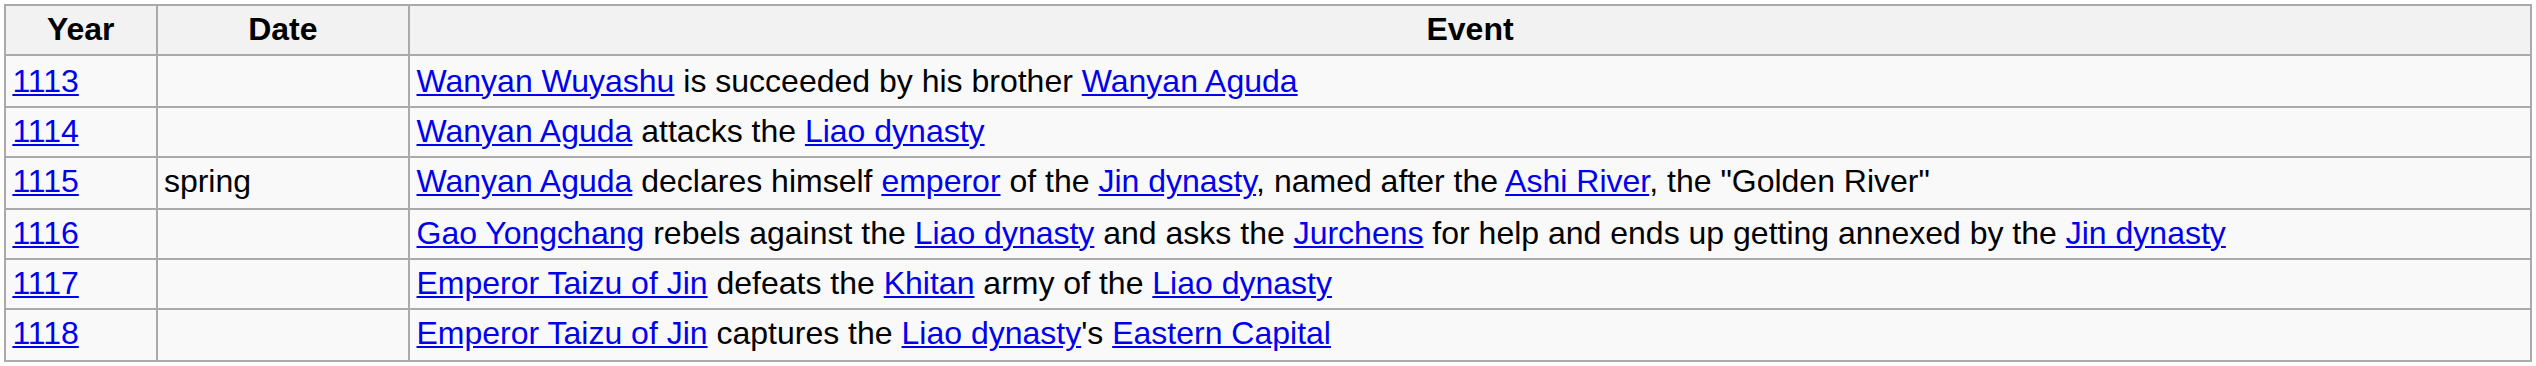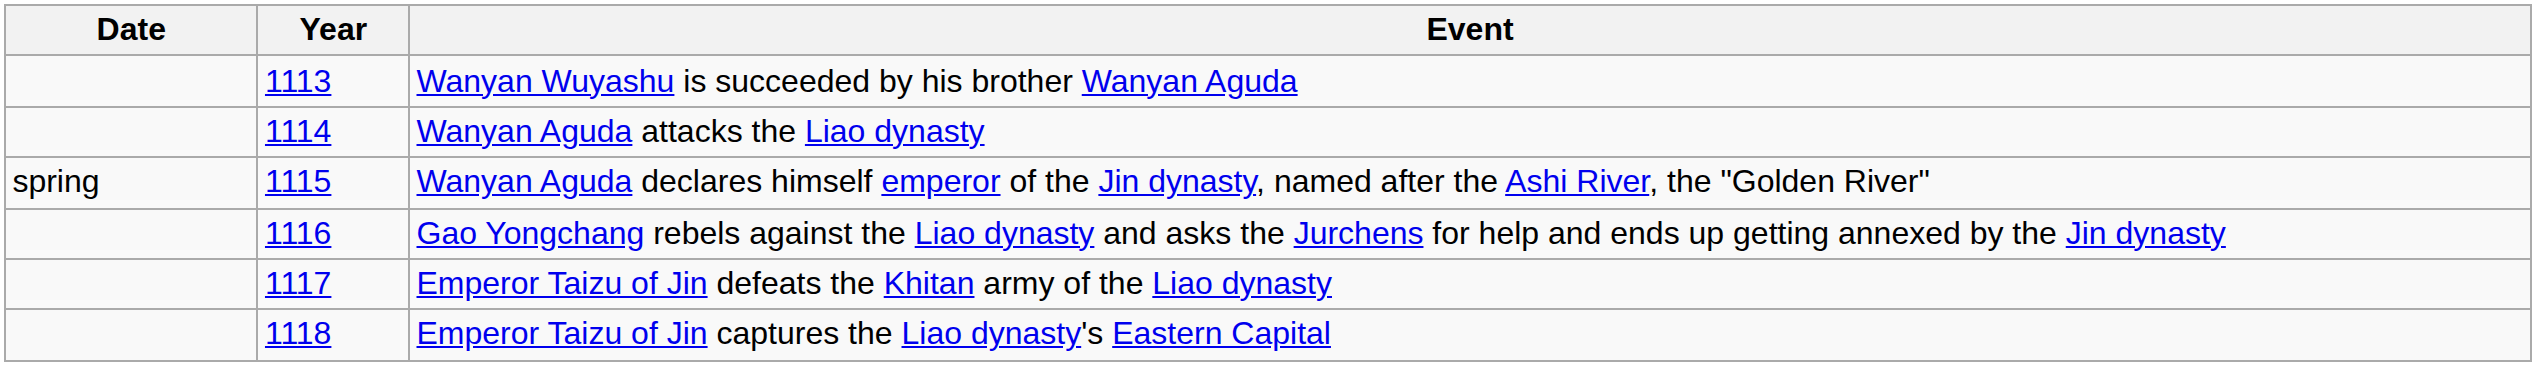columns swapped: (81, 29) <-> (283, 29)
